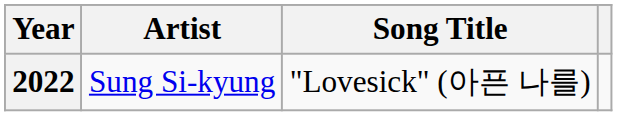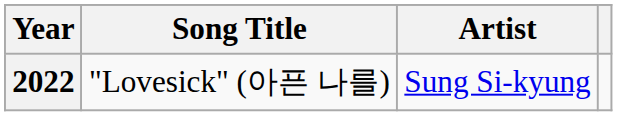columns swapped: (440, 29) <-> (182, 29)
